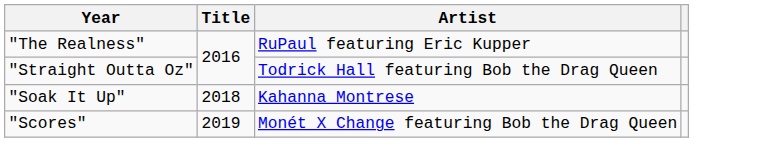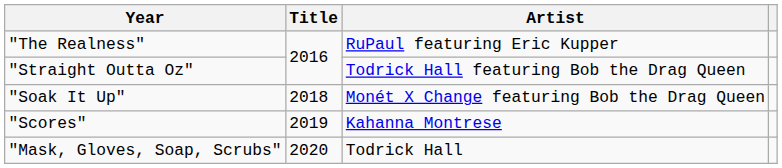(336, 97) Kahanna Montrese -> (555, 97) Monét X Change featuring Bob the Drag Queen
(468, 124) Monét X Change featuring Bob the Drag Queen -> (424, 124) Kahanna Montrese
+ row: (145, 150)
